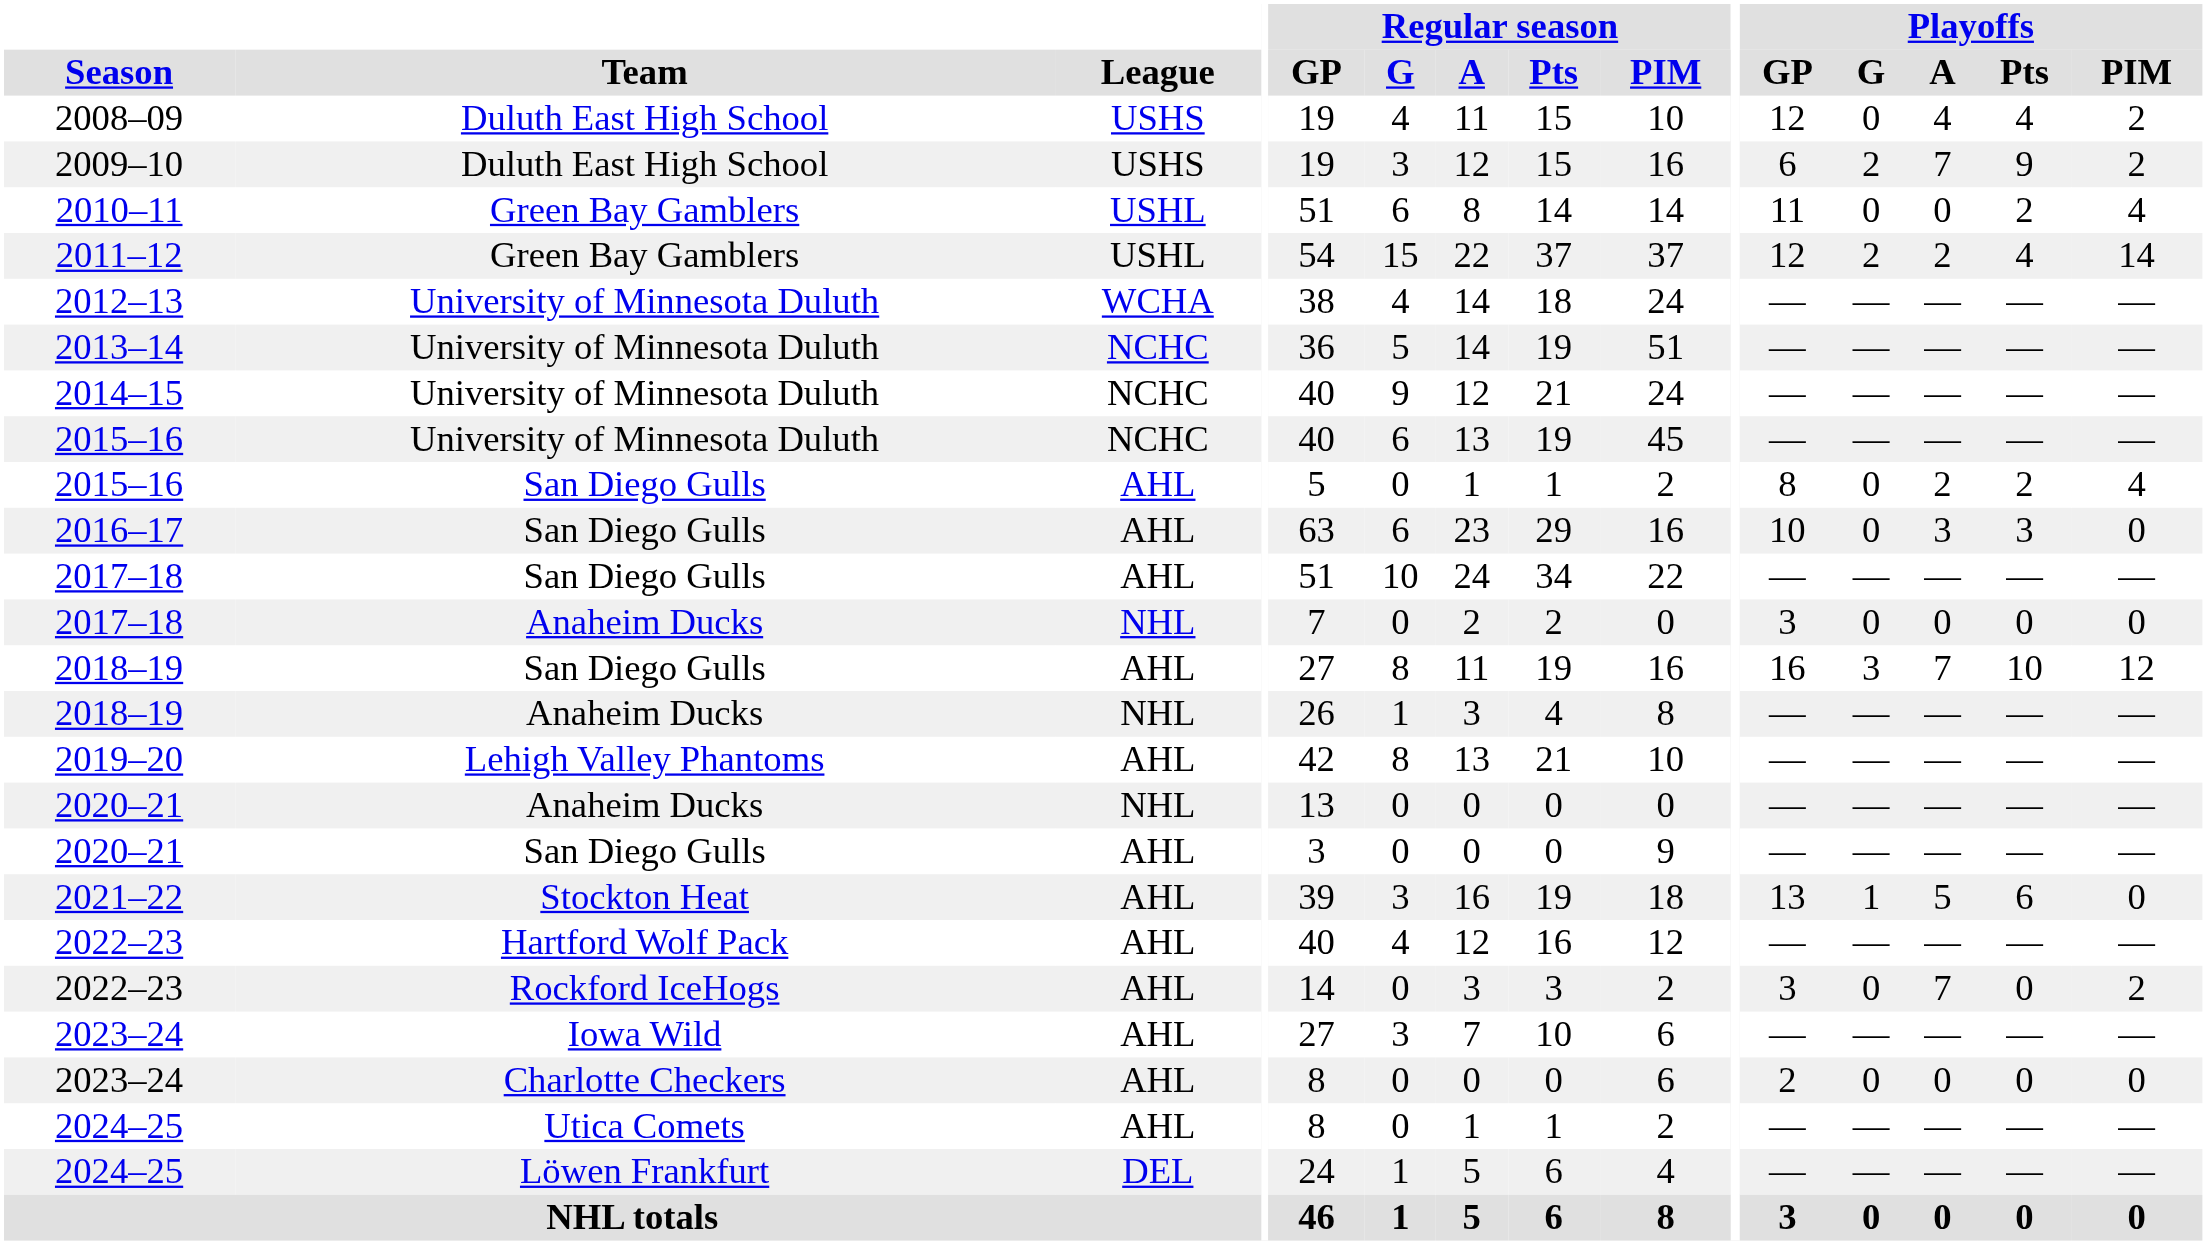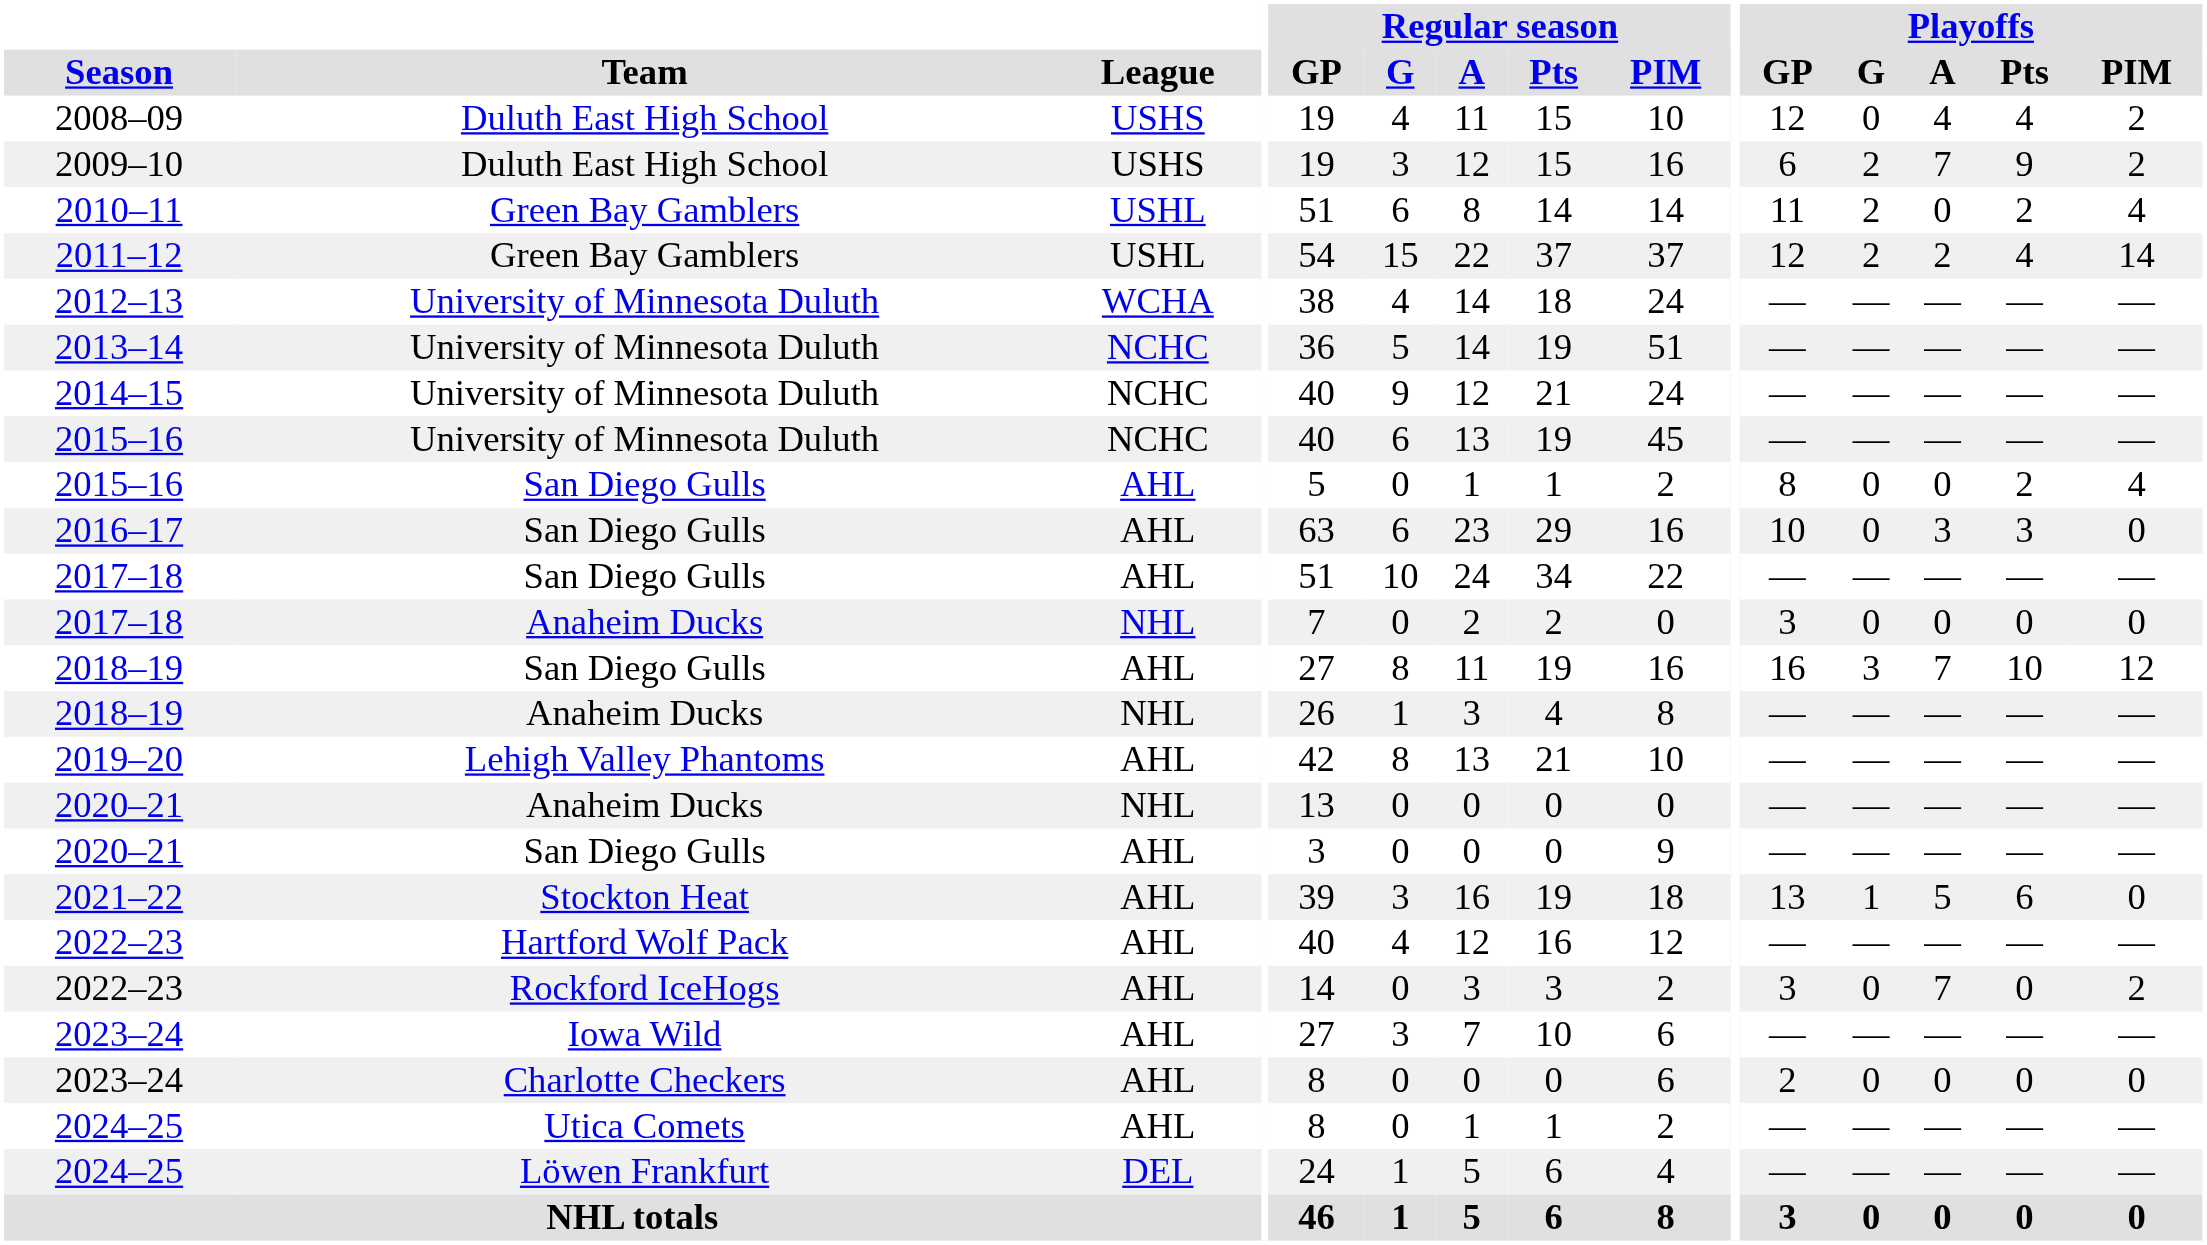(1871, 209) 0 -> (1871, 209) 2
(1943, 484) 2 -> (1943, 484) 0
